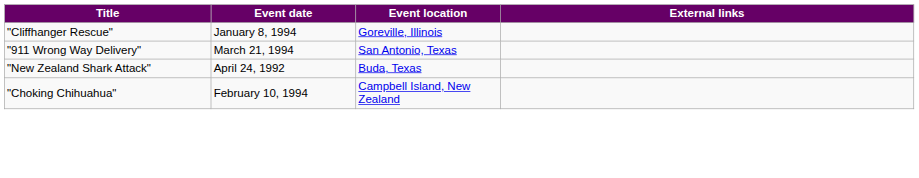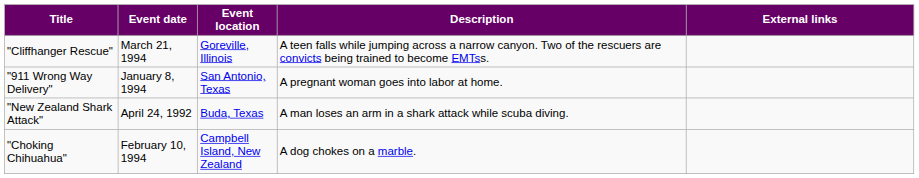+ column: (482, 20)
(255, 31) January 8, 1994 -> (146, 51) March 21, 1994
(254, 50) March 21, 1994 -> (148, 82) January 8, 1994
